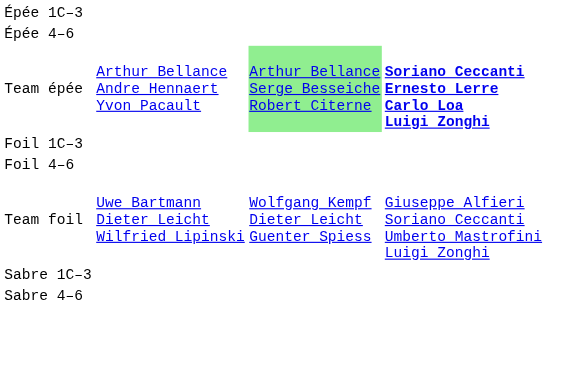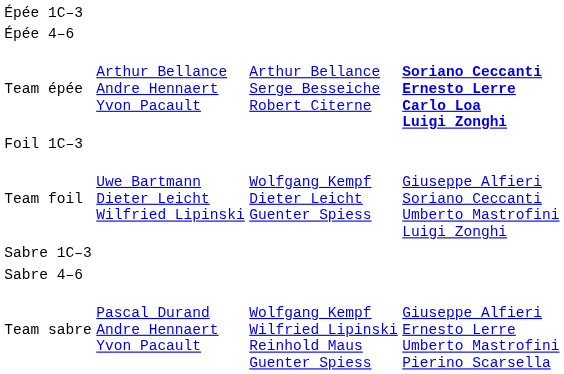(315, 89) lightgreen background -> (315, 89) no background
- row: (39, 165)
+ row: (48, 330)
